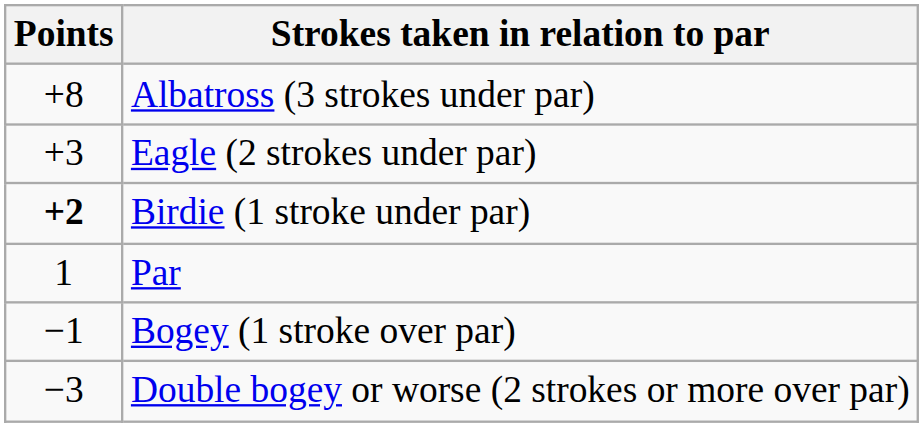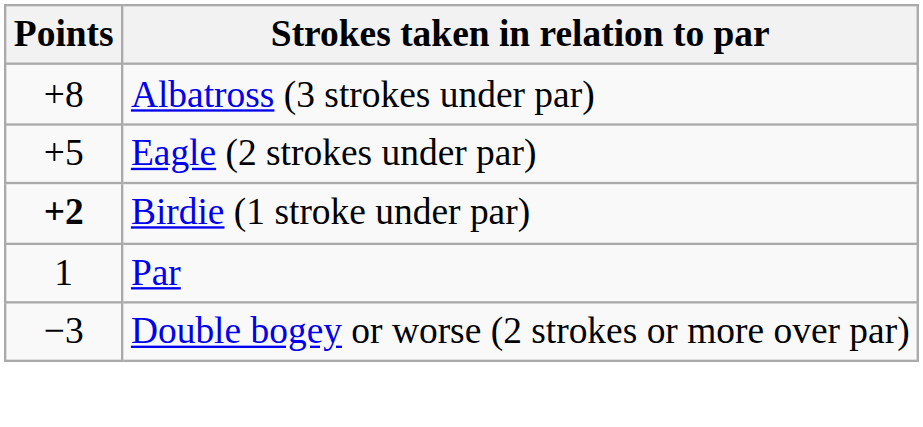(64, 152) +3 -> (64, 152) +5
- row: (323, 331)
